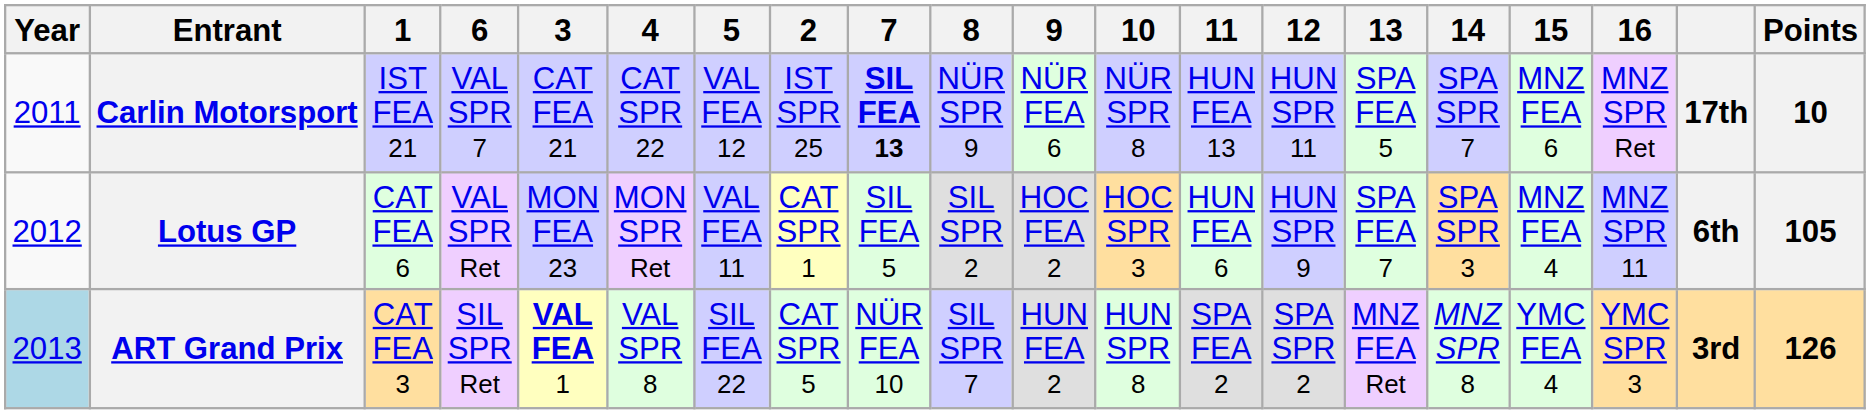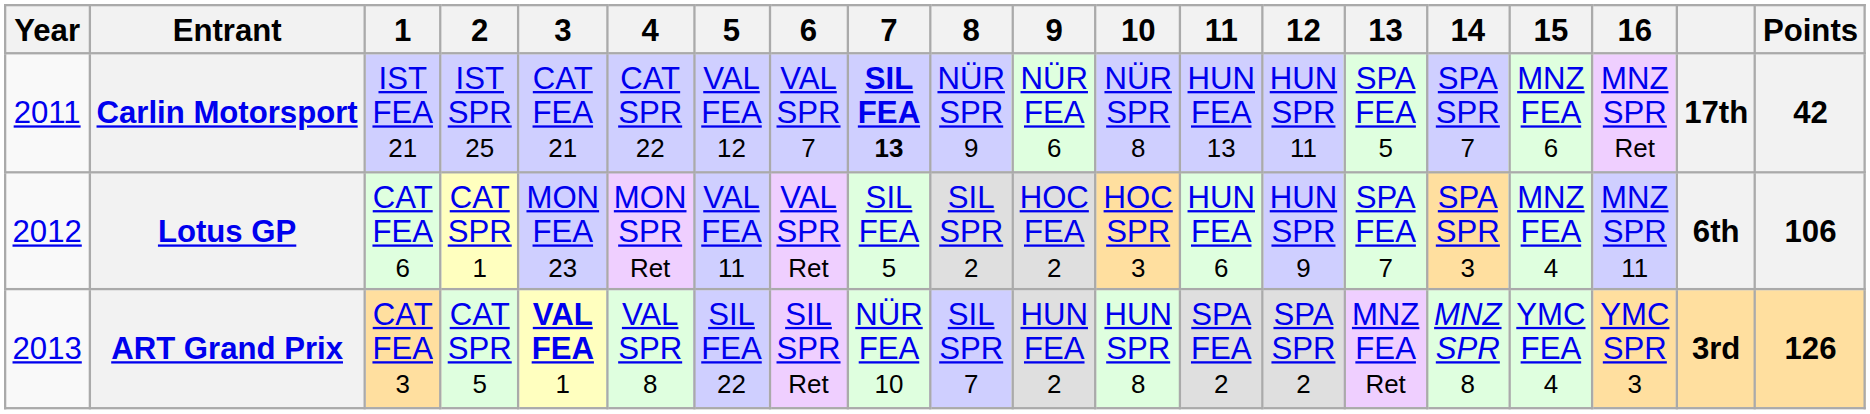columns swapped: (809, 29) <-> (480, 29)
(1810, 113) 10 -> (1810, 113) 42
(1810, 231) 105 -> (1810, 231) 106
(47, 348) lightblue background -> (47, 348) no background
